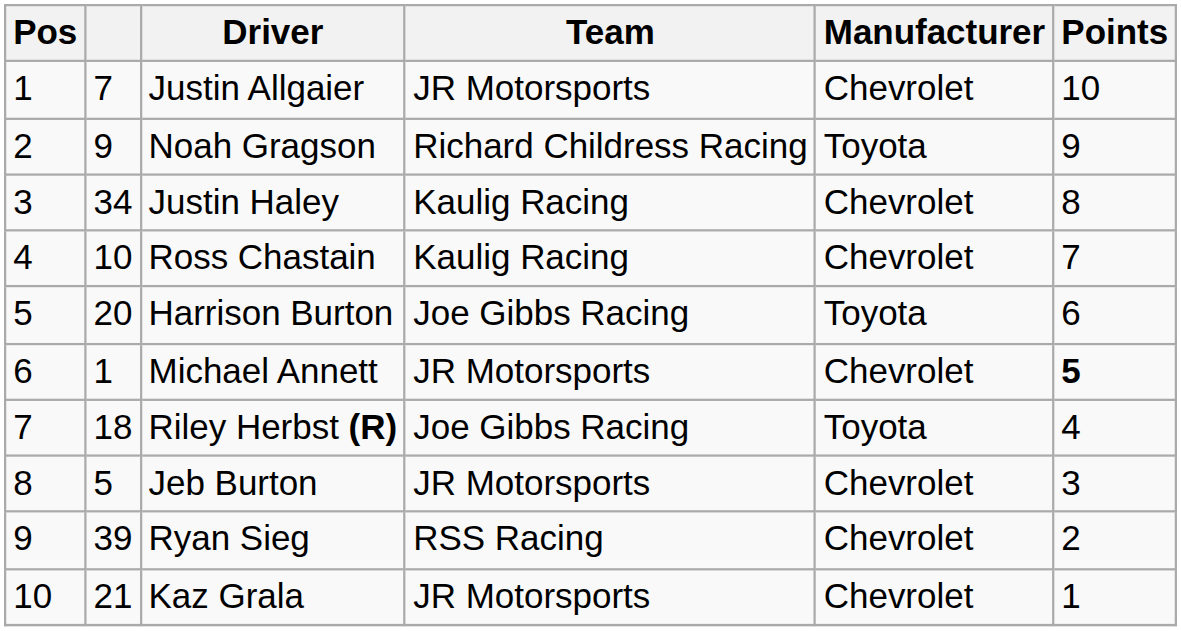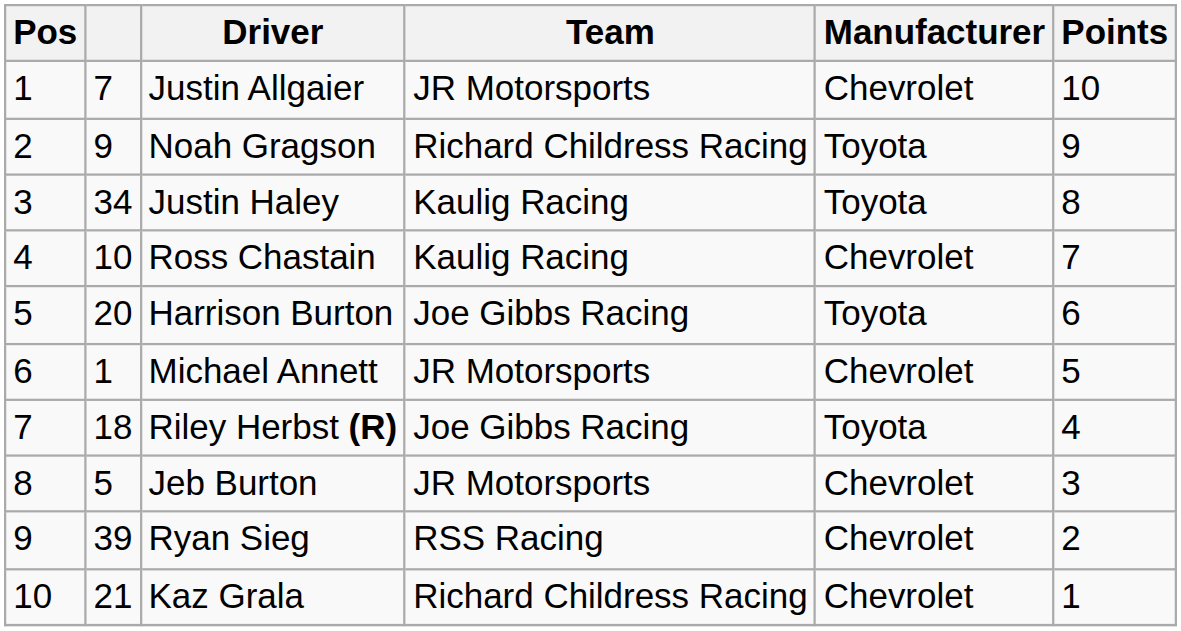(899, 201) Chevrolet -> (875, 201) Toyota
(1071, 370) bold -> (1071, 370) normal
(532, 595) JR Motorsports -> (610, 595) Richard Childress Racing
